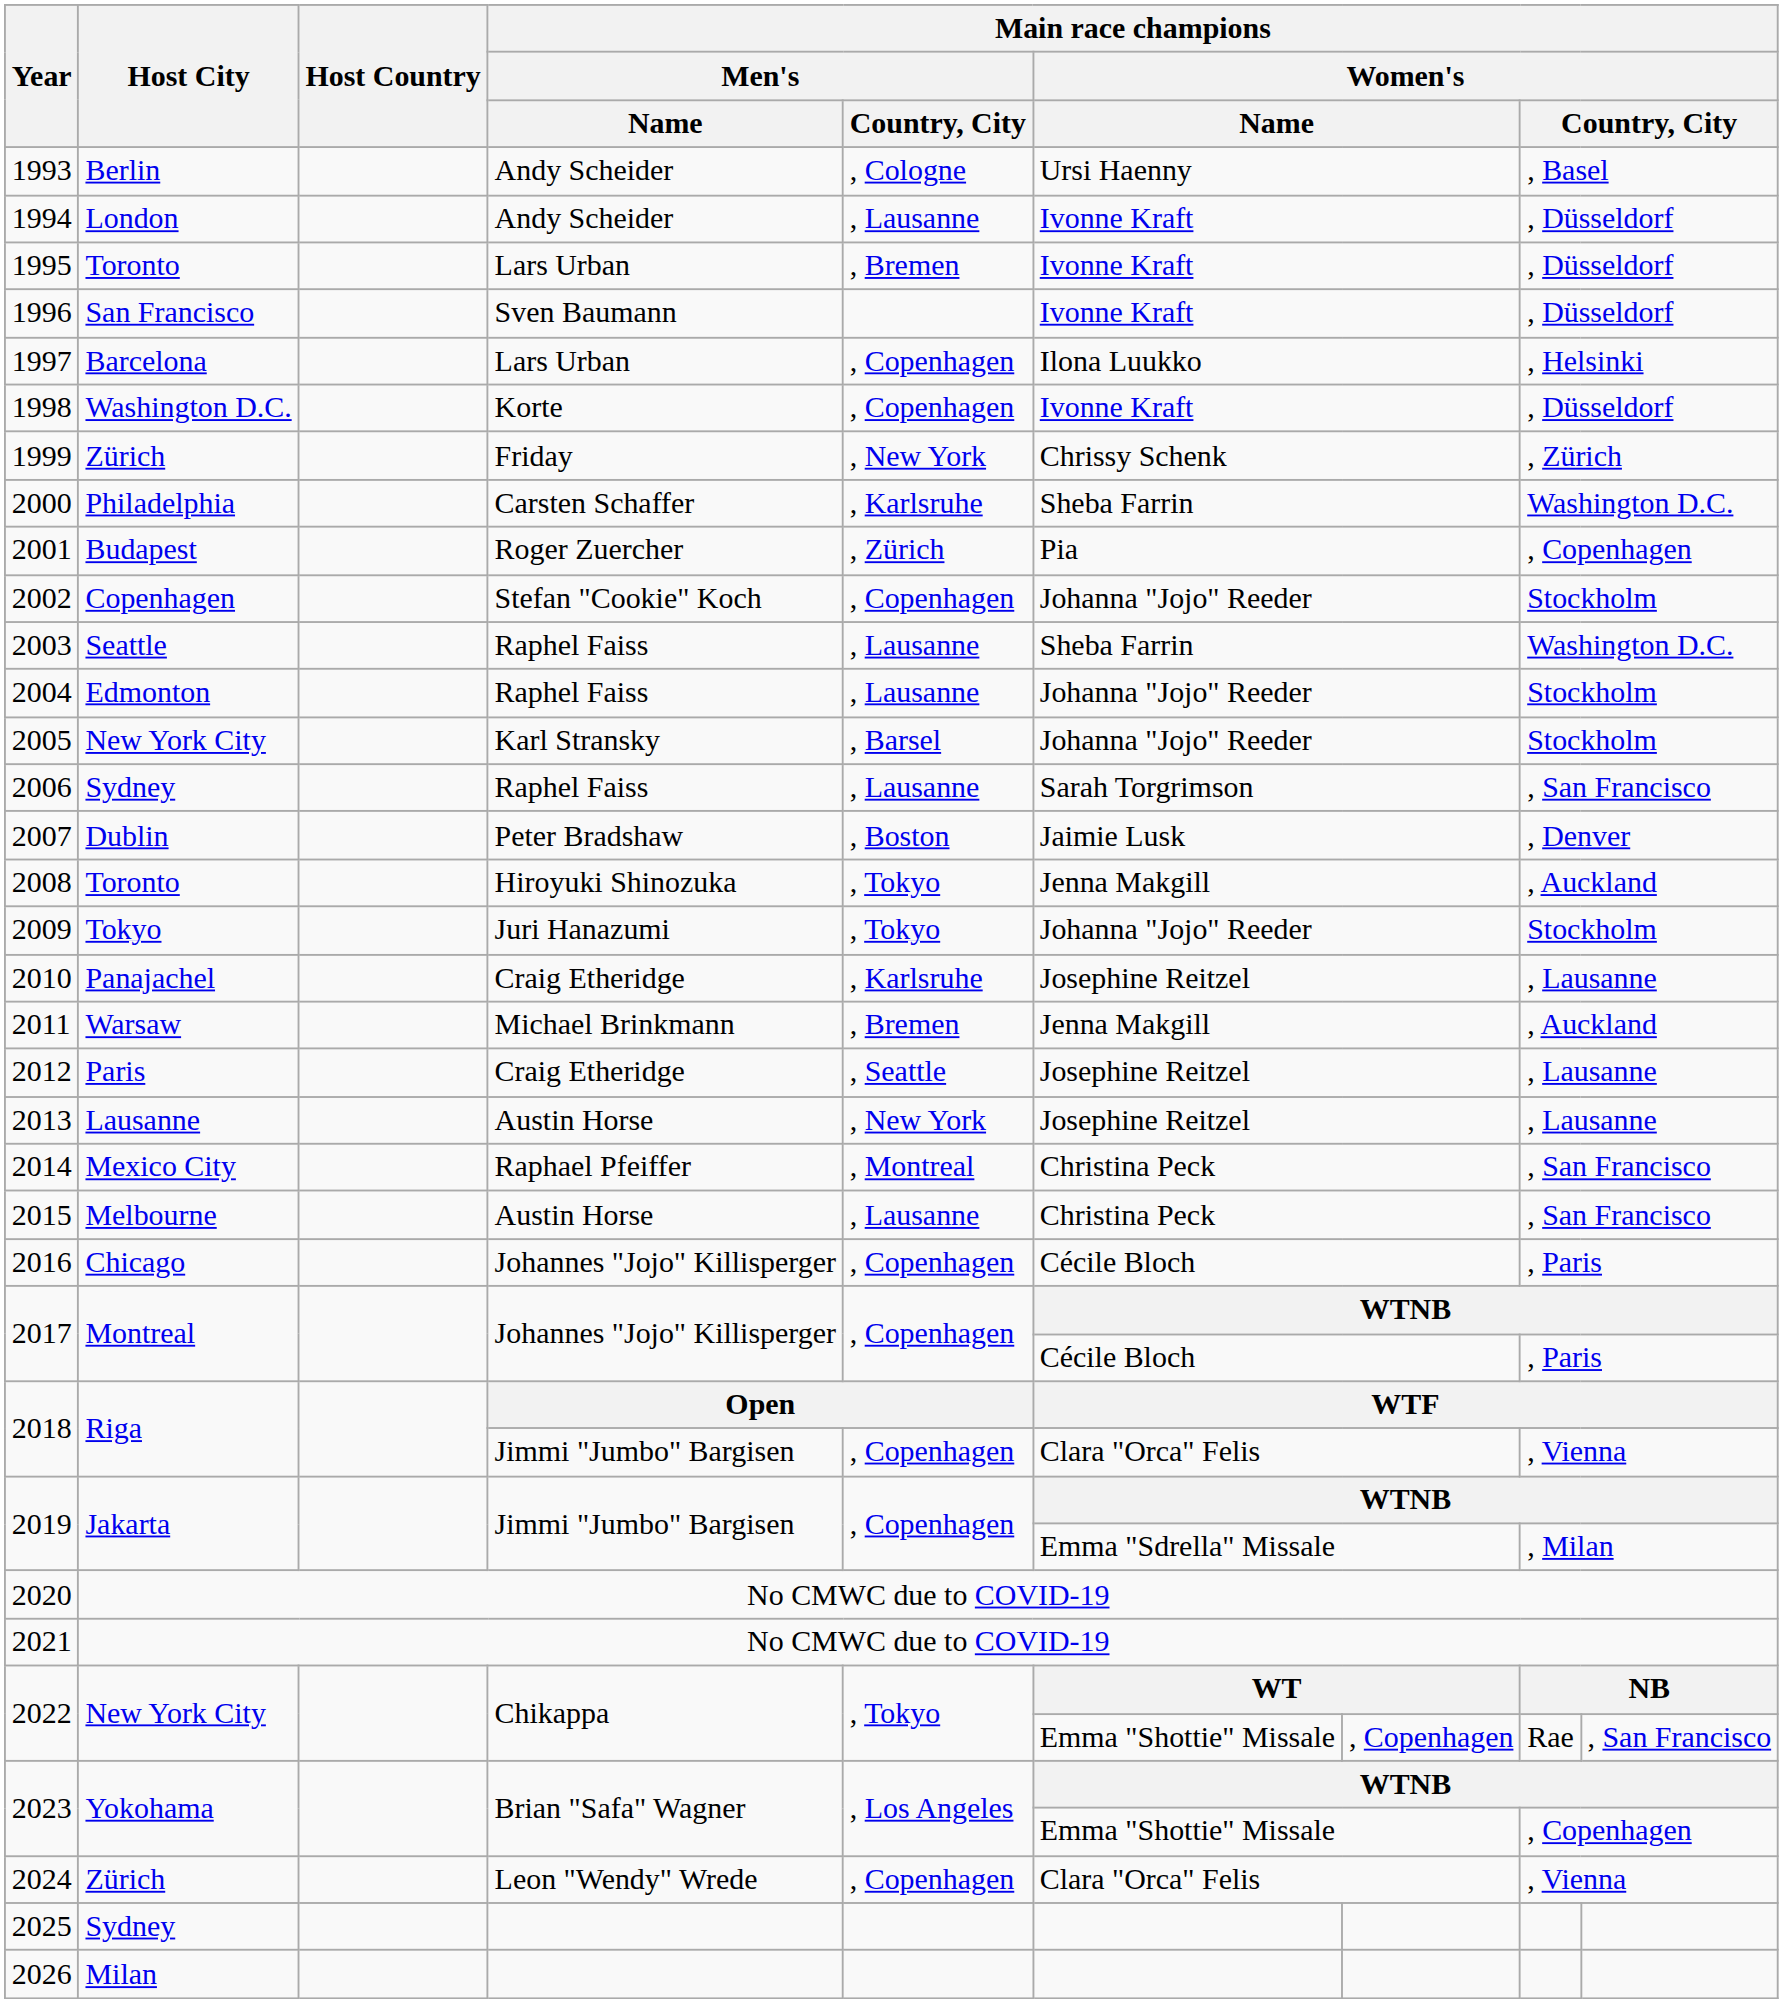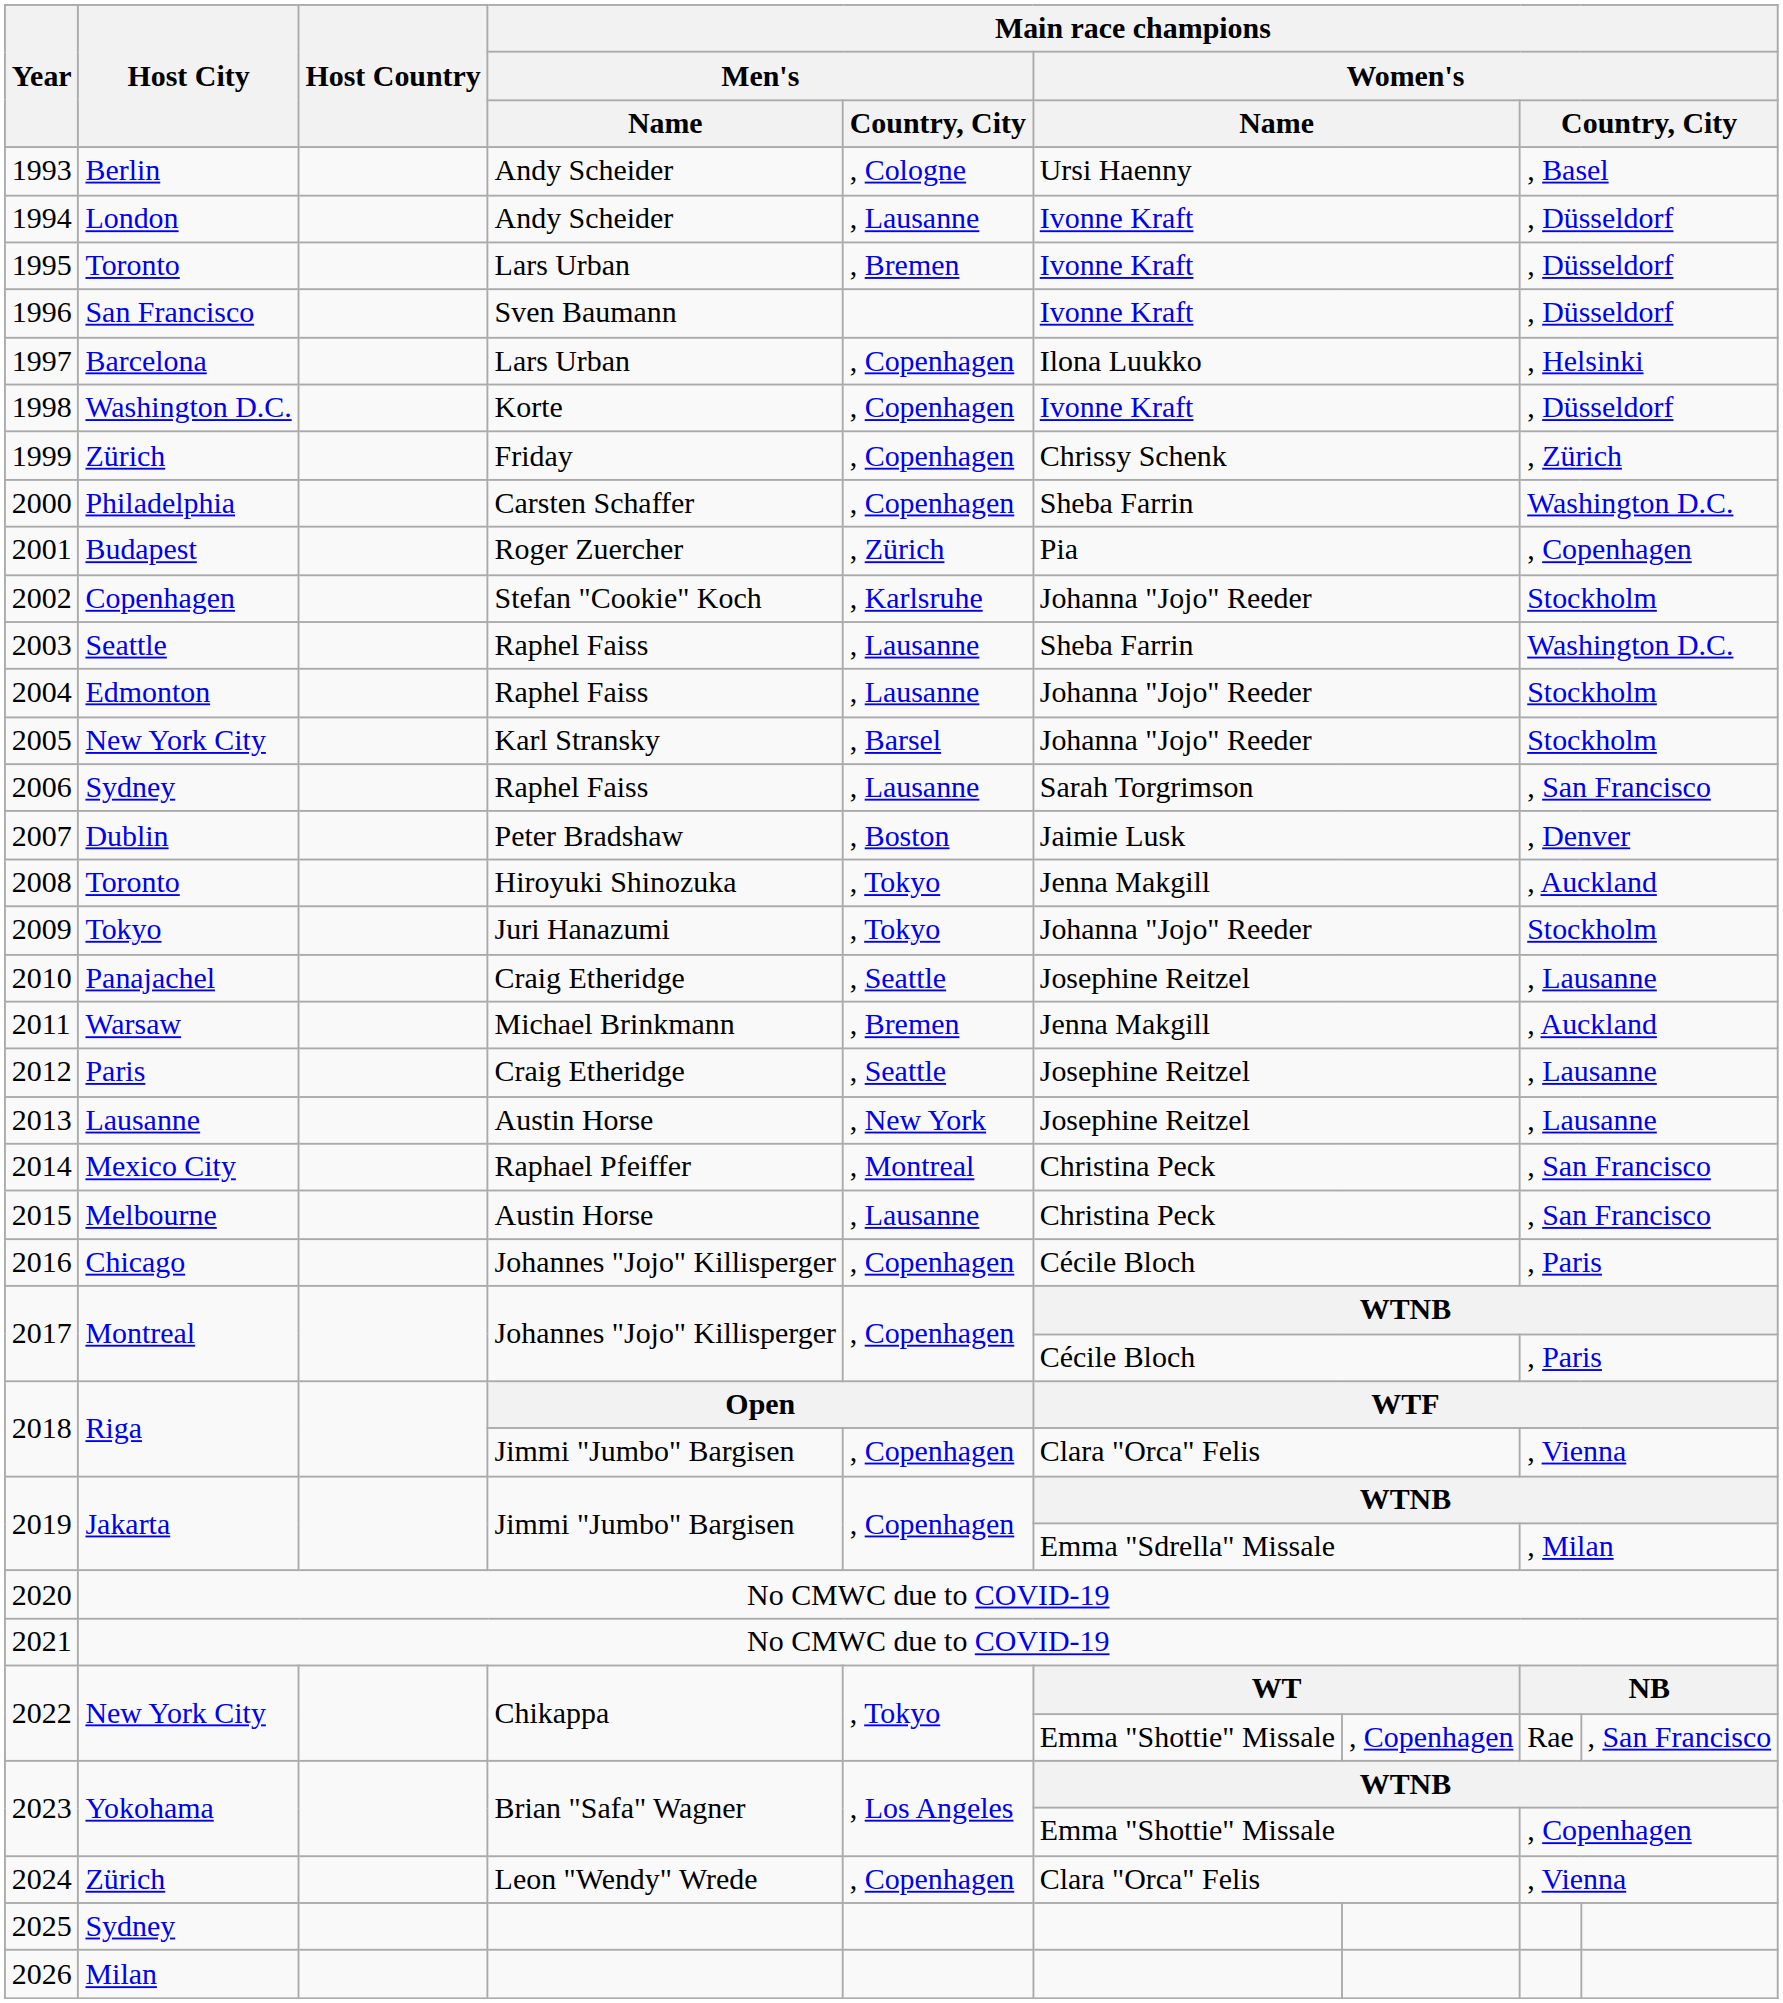(918, 455) , New York -> (932, 455) , Copenhagen
(916, 502) , Karlsruhe -> (932, 502) , Copenhagen
(932, 597) , Copenhagen -> (916, 597) , Karlsruhe
(916, 977) , Karlsruhe -> (898, 977) , Seattle
